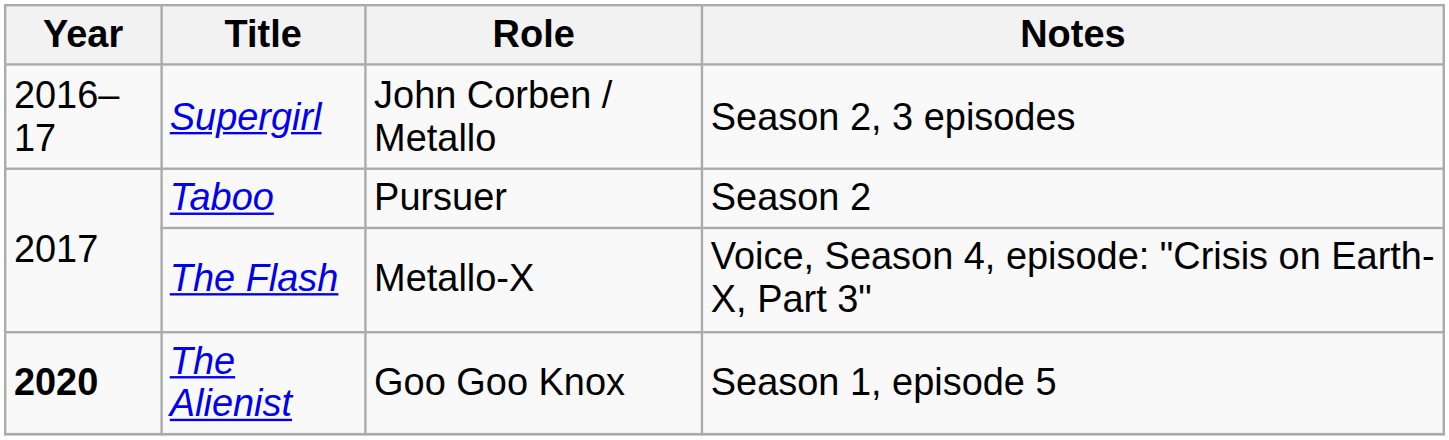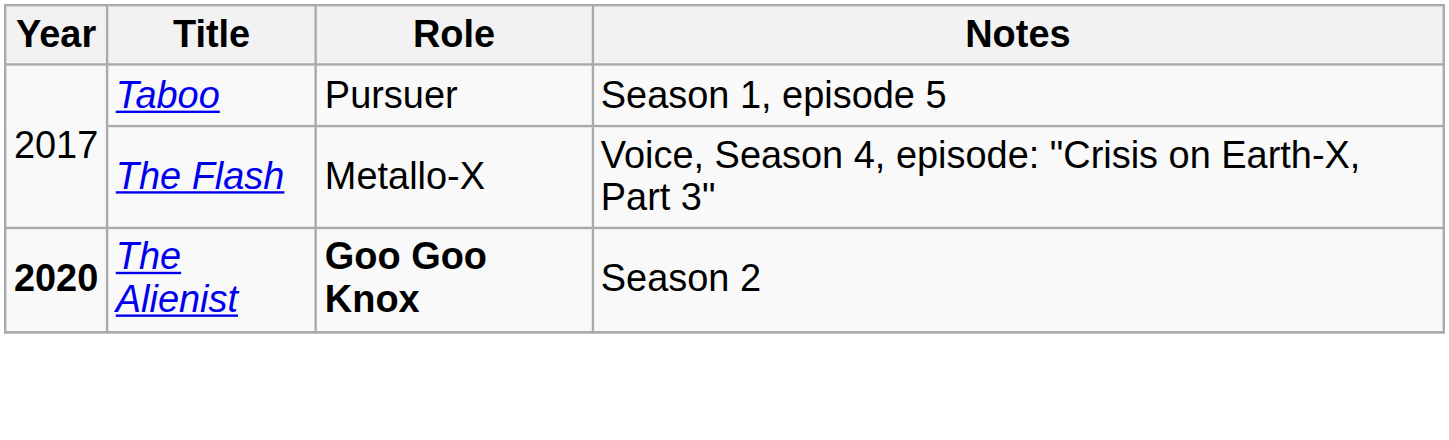- row: (246, 116)
(791, 197) Season 2 -> (774, 94) Season 1, episode 5
(500, 381) normal -> (406, 278) bold
(884, 381) Season 1, episode 5 -> (681, 278) Season 2
